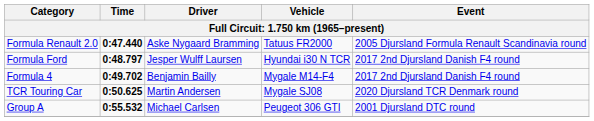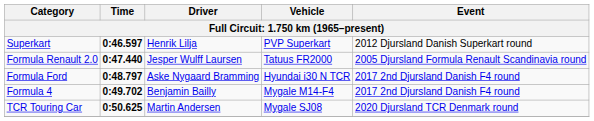+ row: (28, 44)
(203, 44) Aske Nygaard Bramming -> (195, 60) Jesper Wulff Laursen
(195, 60) Jesper Wulff Laursen -> (203, 76) Aske Nygaard Bramming
- row: (25, 108)
